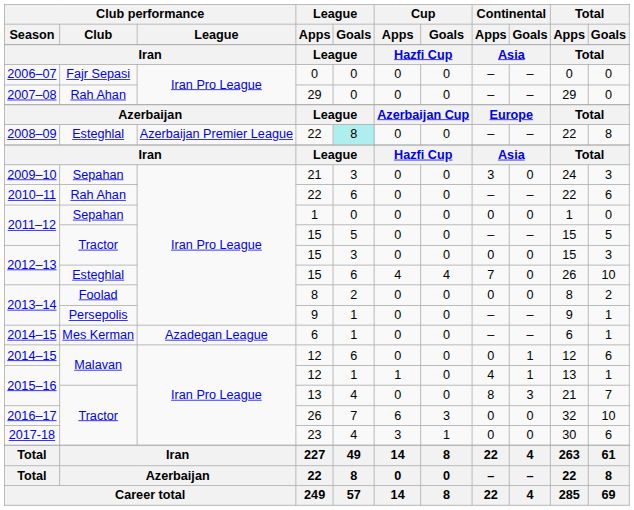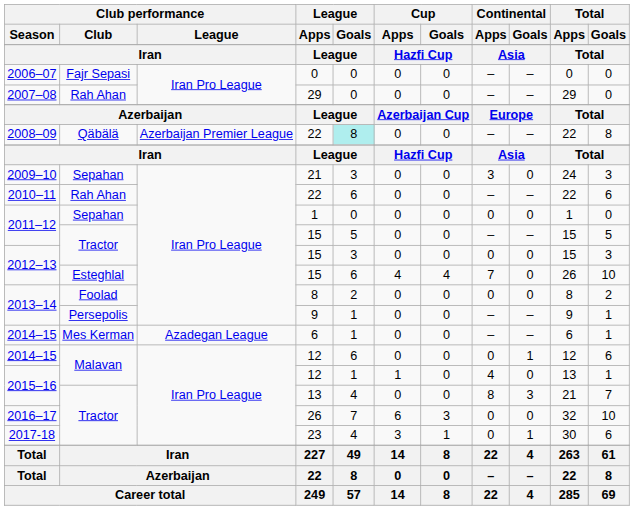(98, 134) Esteghlal -> (98, 134) Qäbälä
(530, 375) 1 -> (530, 375) 0
(530, 435) 0 -> (530, 435) 1
